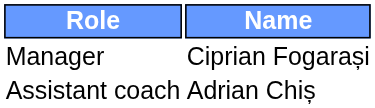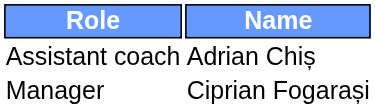rows swapped: (55, 56) <-> (93, 91)
